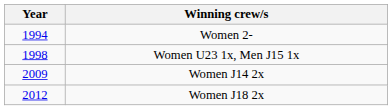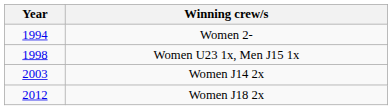(35, 74) 2009 -> (35, 74) 2003
